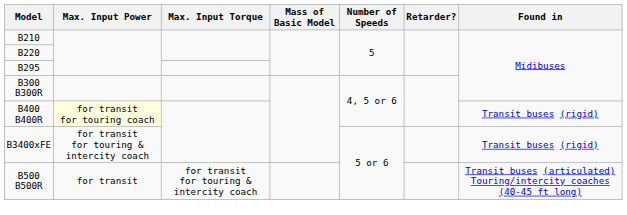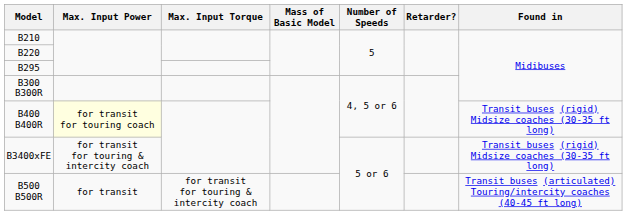(540, 114) Transit buses (rigid) -> (540, 119) Transit buses (rigid) Midsize coaches (30-35 ft long)
(540, 145) Transit buses (rigid) -> (540, 155) Transit buses (rigid) Midsize coaches (30-35 ft long)
